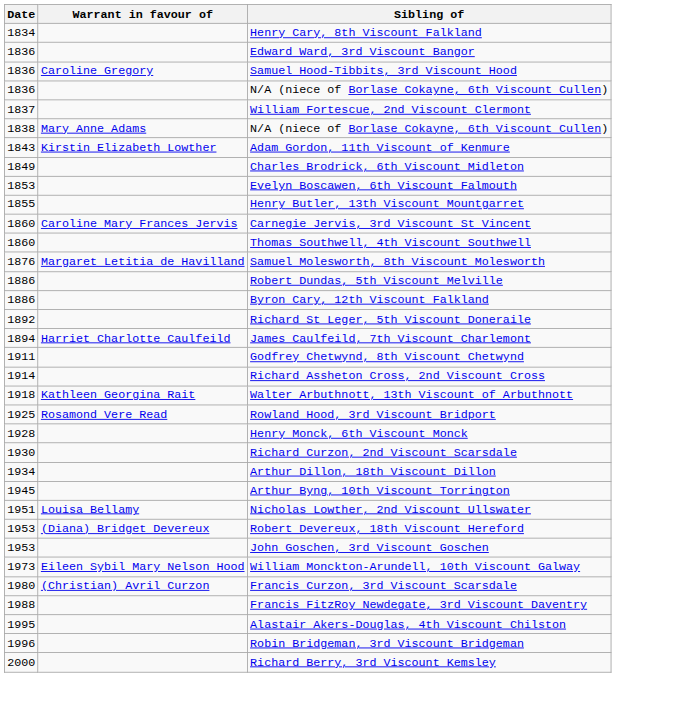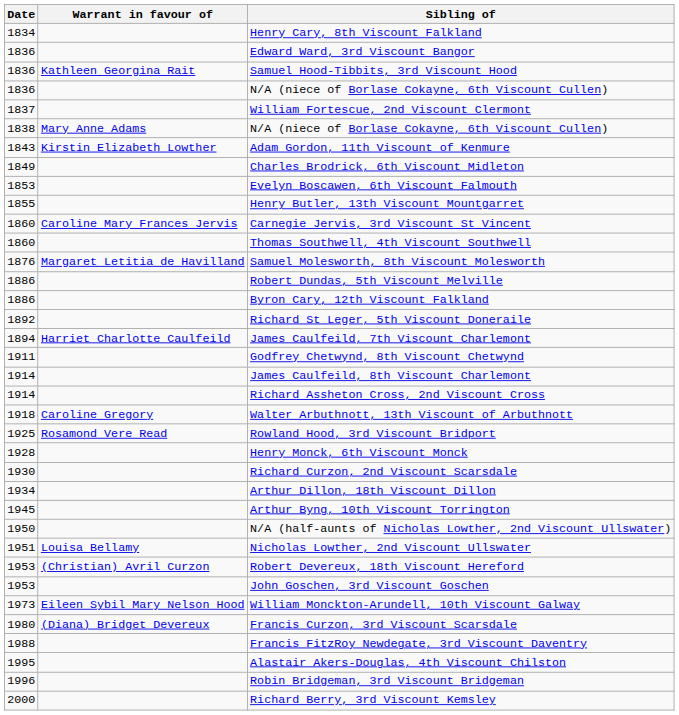(97, 71) Caroline Gregory -> (118, 71) Kathleen Georgina Rait
+ row: (21, 376)
(118, 395) Kathleen Georgina Rait -> (97, 414) Caroline Gregory
+ row: (21, 529)
(125, 529) (Diana) Bridget Devereux -> (125, 567) (Christian) Avril Curzon
(125, 586) (Christian) Avril Curzon -> (125, 624) (Diana) Bridget Devereux
